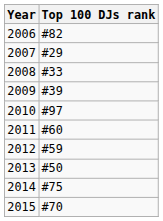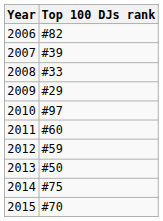(52, 53) #29 -> (52, 53) #39
(52, 91) #39 -> (52, 91) #29
